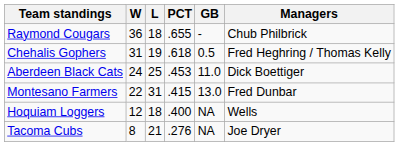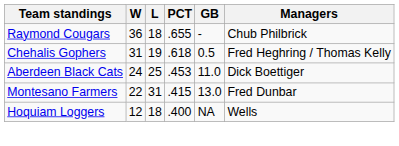- row: (45, 131)
